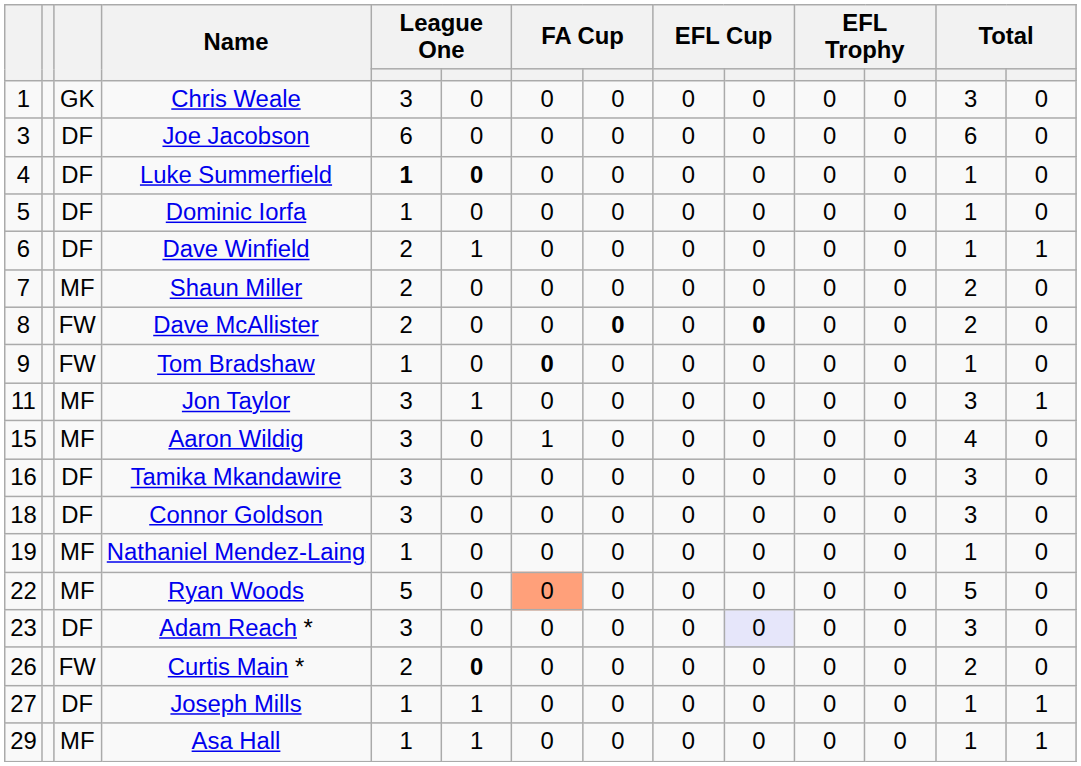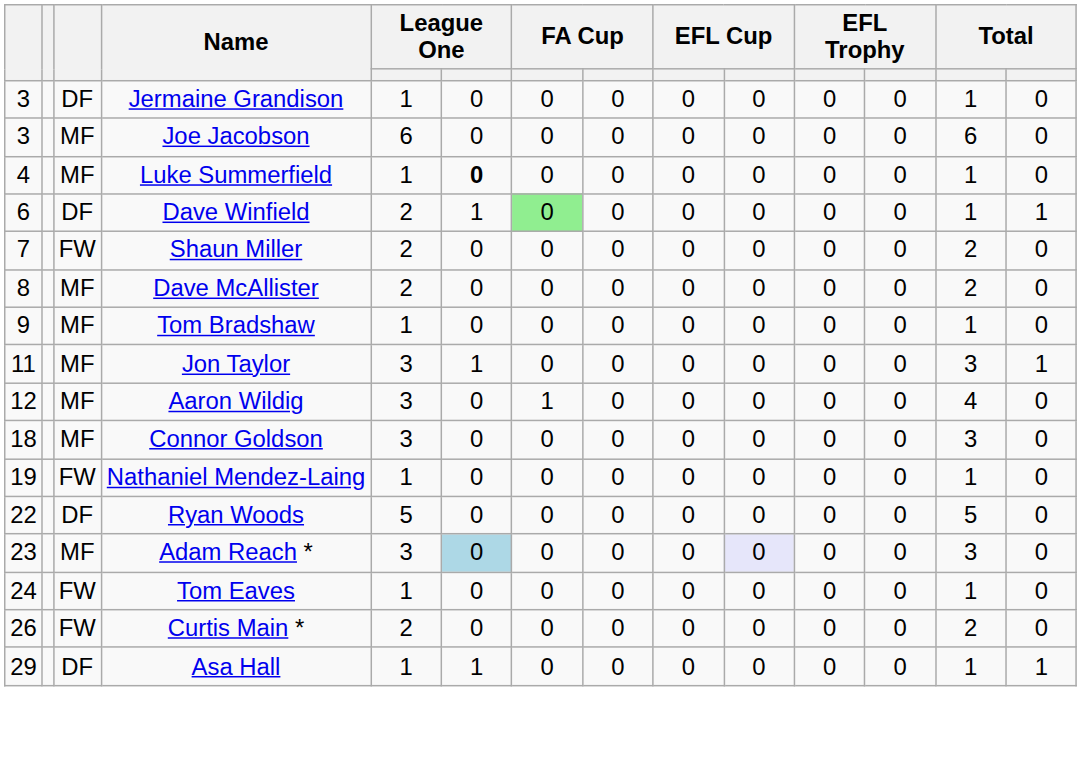- row: (236, 99)
+ row: (236, 99)
(77, 136) DF -> (77, 136) MF
(77, 174) DF -> (77, 174) MF
(406, 174) bold -> (406, 174) normal
- row: (236, 212)
(547, 250) no background -> (547, 212) lightgreen background
(77, 288) MF -> (77, 250) FW
(77, 325) FW -> (77, 288) MF
(618, 325) bold -> (618, 288) normal
(759, 325) bold -> (759, 288) normal
(77, 363) FW -> (77, 325) MF
(547, 363) bold -> (547, 325) normal
(23, 439) 15 -> (23, 401) 12
- row: (236, 477)
(77, 514) DF -> (77, 439) MF
(77, 552) MF -> (77, 477) FW
(77, 590) MF -> (77, 514) DF
(547, 590) lightsalmon background -> (547, 514) no background
(77, 628) DF -> (77, 552) MF
(477, 628) no background -> (477, 552) lightblue background
+ row: (236, 590)
(477, 666) bold -> (477, 628) normal
- row: (236, 703)
(77, 741) MF -> (77, 666) DF
